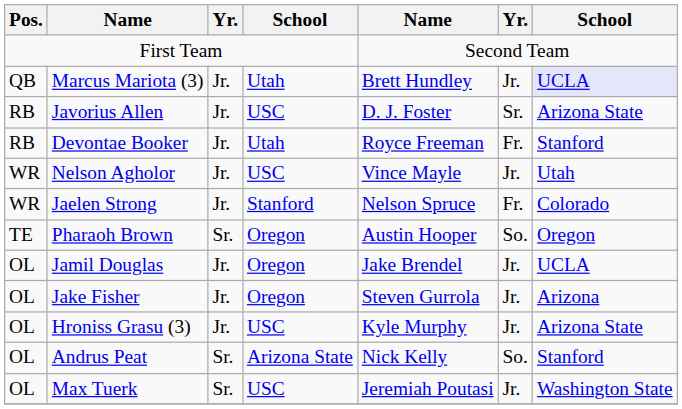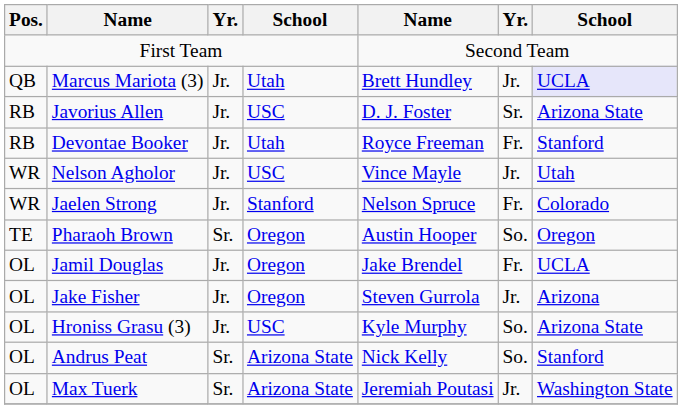(511, 265) Jr. -> (513, 265) Fr.
(511, 326) Jr. -> (515, 326) So.
(266, 388) USC -> (300, 388) Arizona State
